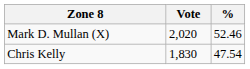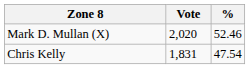(183, 53) 1,830 -> (183, 53) 1,831
